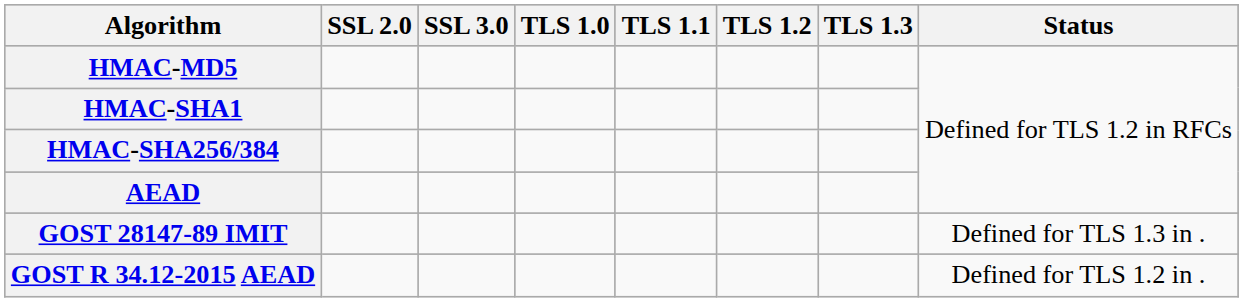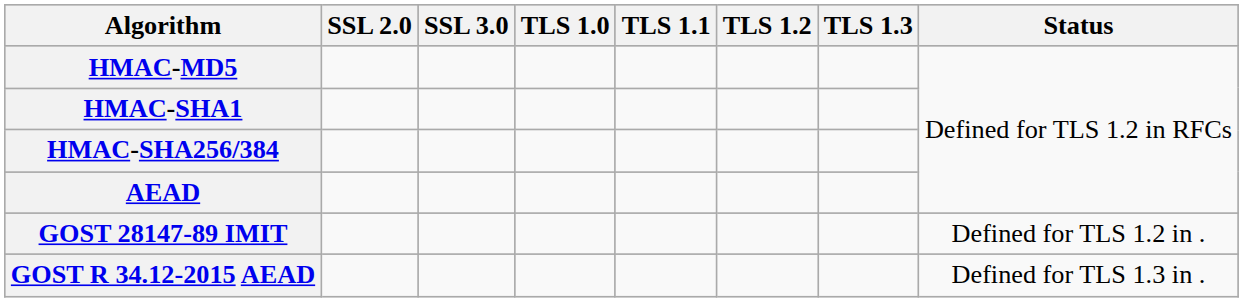(1078, 233) Defined for TLS 1.3 in . -> (1078, 233) Defined for TLS 1.2 in .
(1078, 274) Defined for TLS 1.2 in . -> (1078, 274) Defined for TLS 1.3 in .
